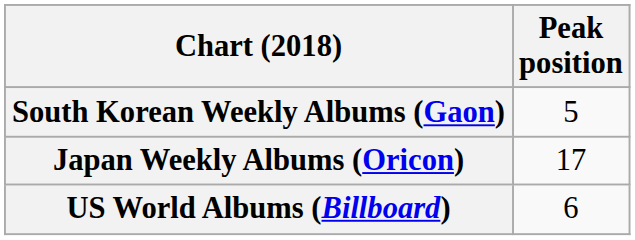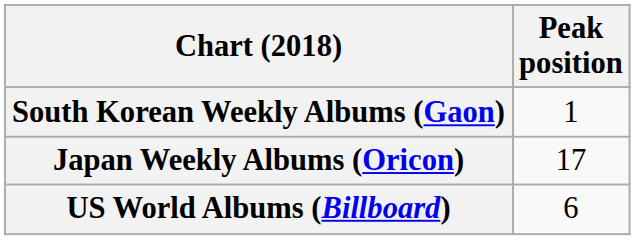(571, 111) 5 -> (571, 111) 1
